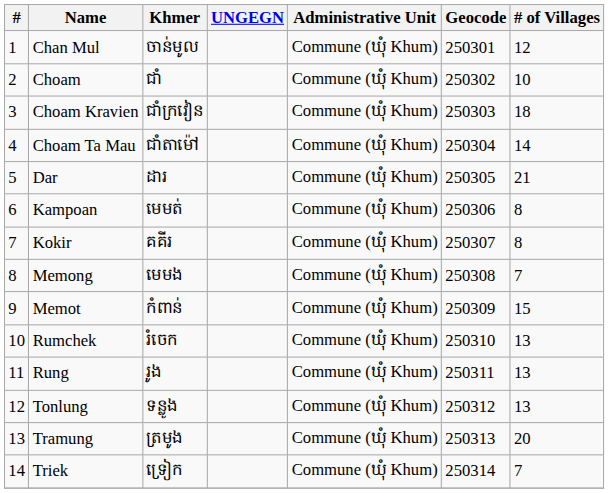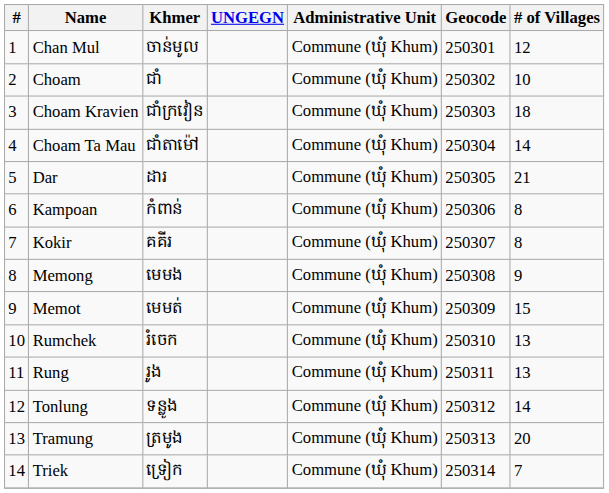(164, 209) មេមត់ -> (164, 209) កំពាន់
(518, 275) 7 -> (518, 275) 9
(164, 307) កំពាន់ -> (164, 307) មេមត់
(522, 406) 13 -> (522, 406) 14
